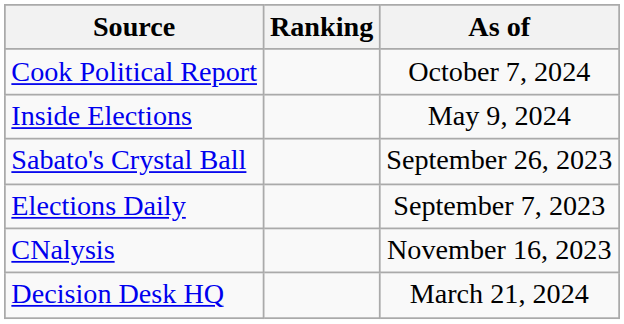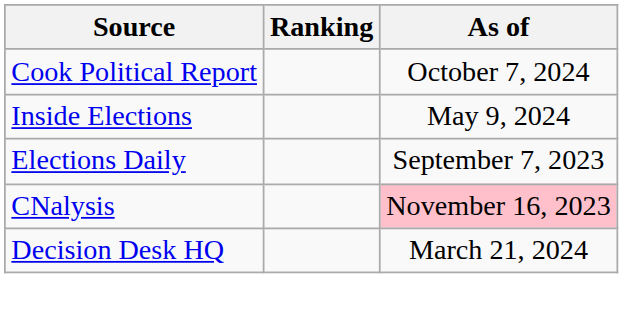- row: (129, 160)
(499, 250) no background -> (498, 205) pink background
